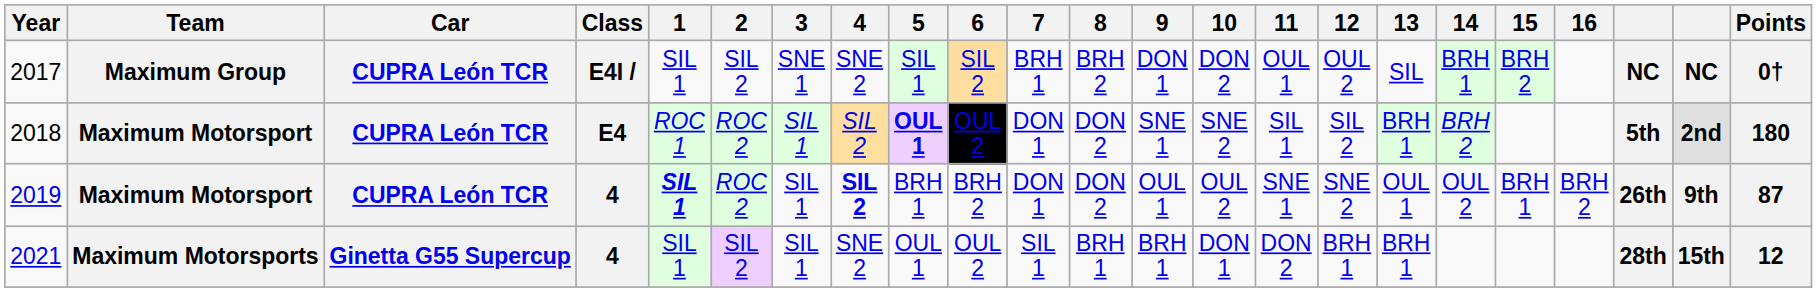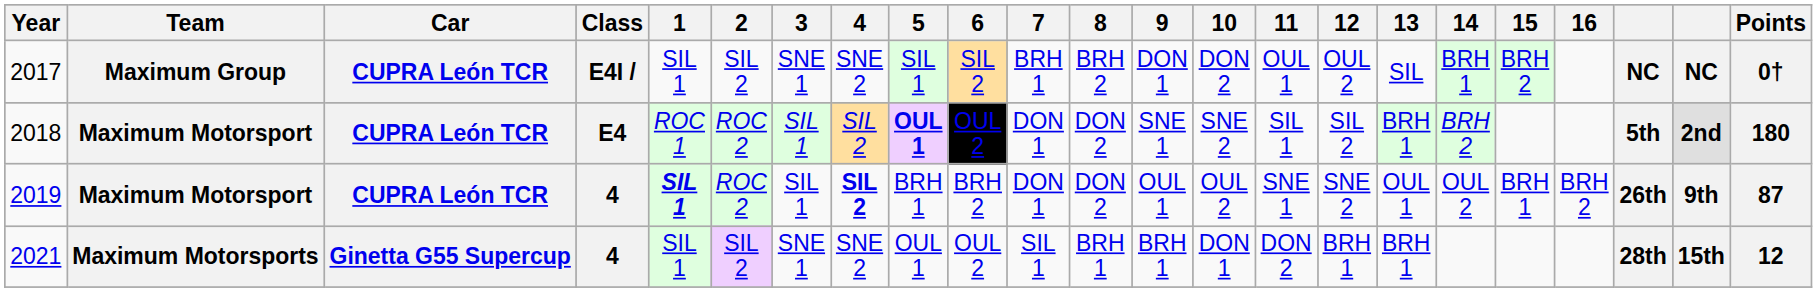(801, 256) SIL 1 -> (801, 256) SNE 1
